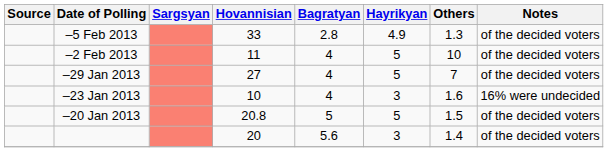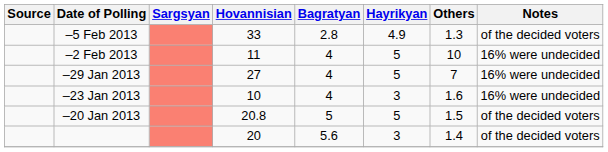(540, 55) of the decided voters -> (540, 55) 16% were undecided
(540, 75) of the decided voters -> (540, 75) 16% were undecided
